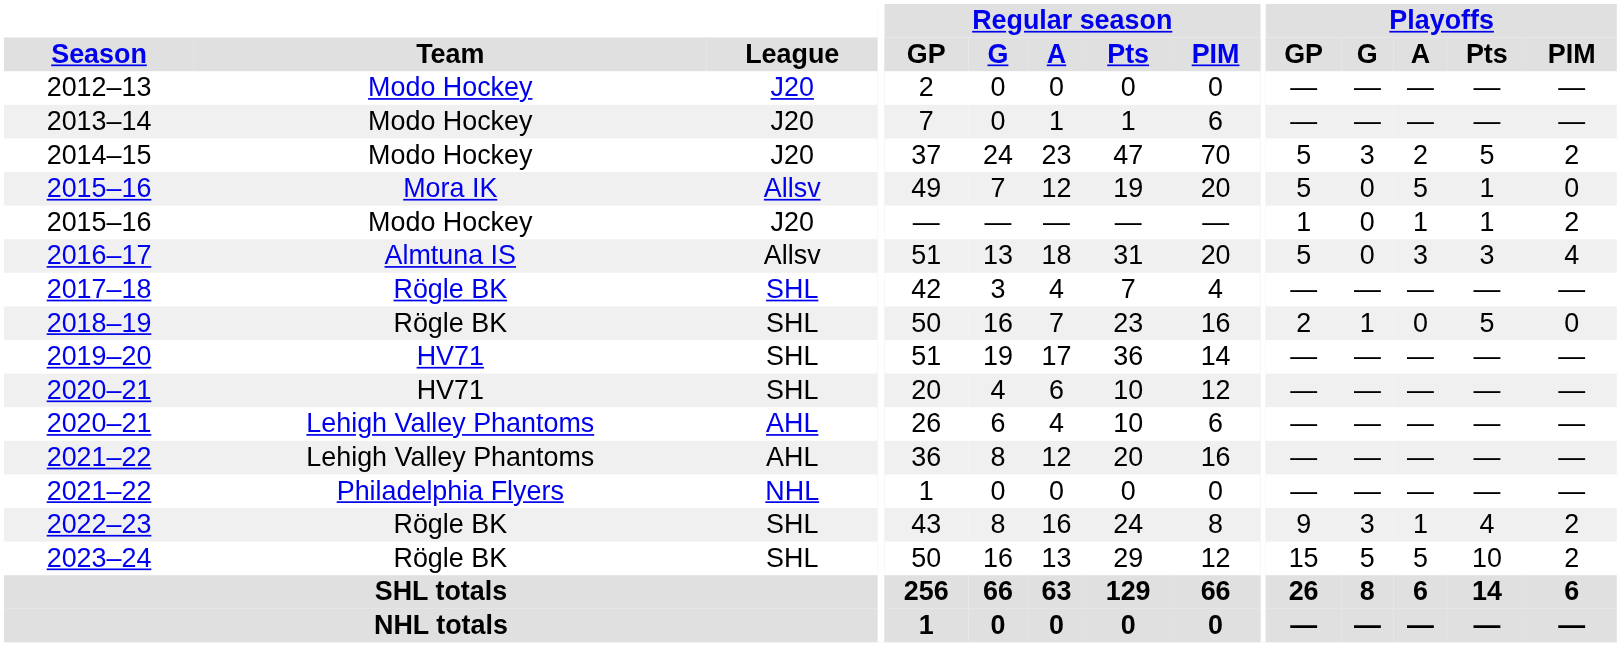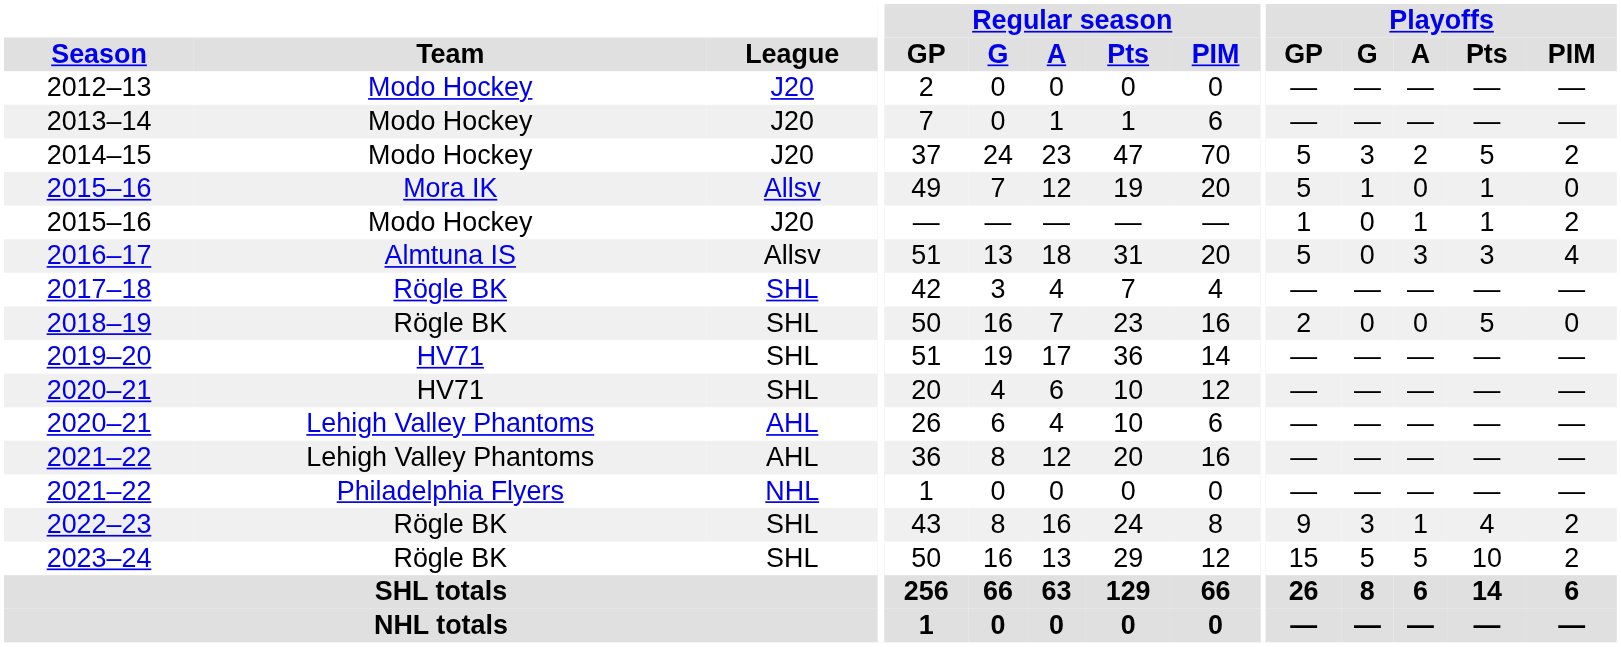(1367, 188) 0 -> (1367, 188) 1
(1421, 188) 5 -> (1421, 188) 0
(1367, 322) 1 -> (1367, 322) 0
